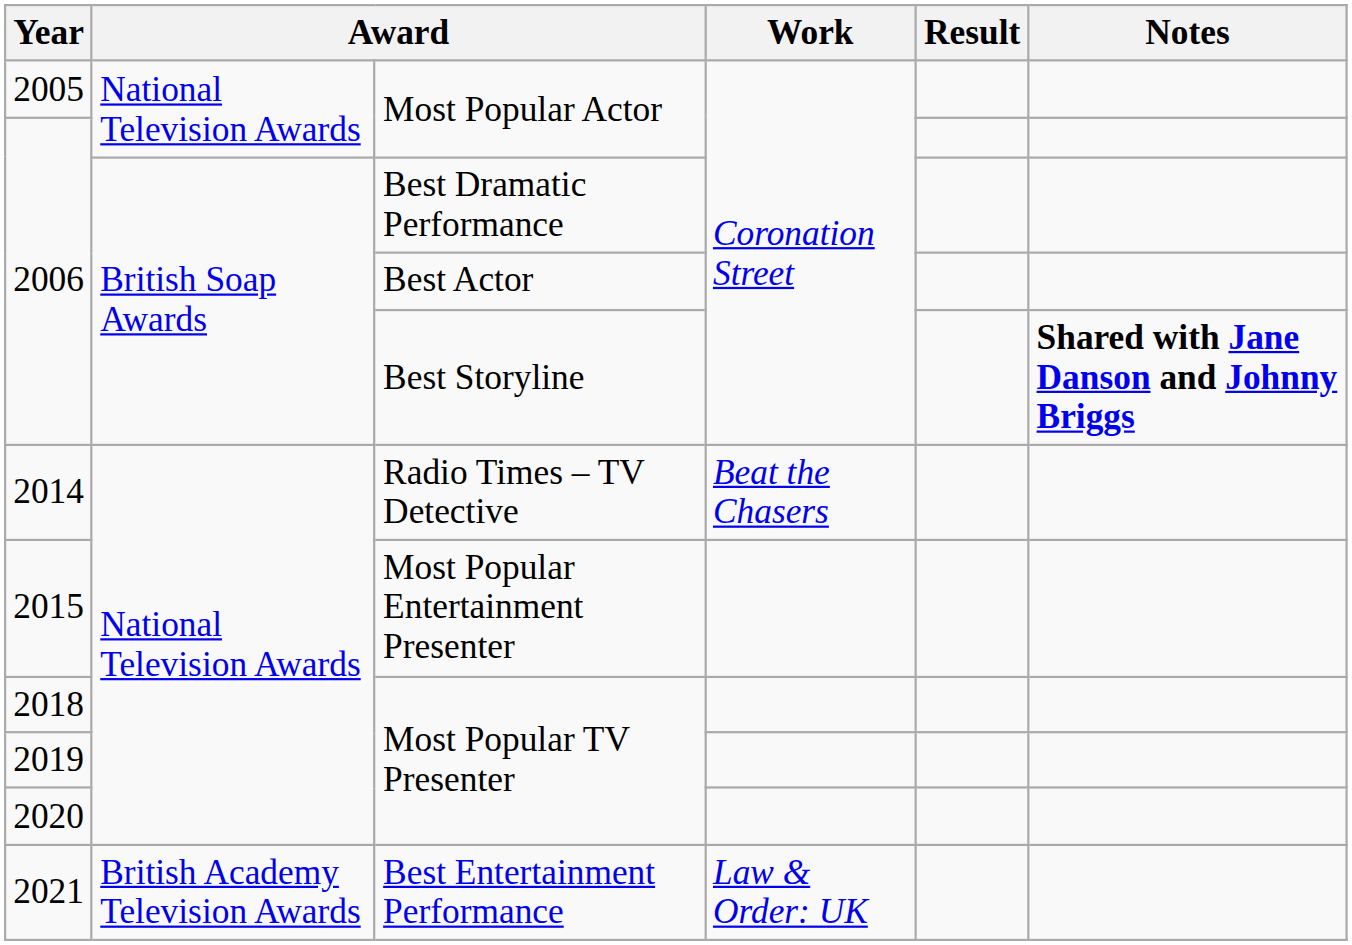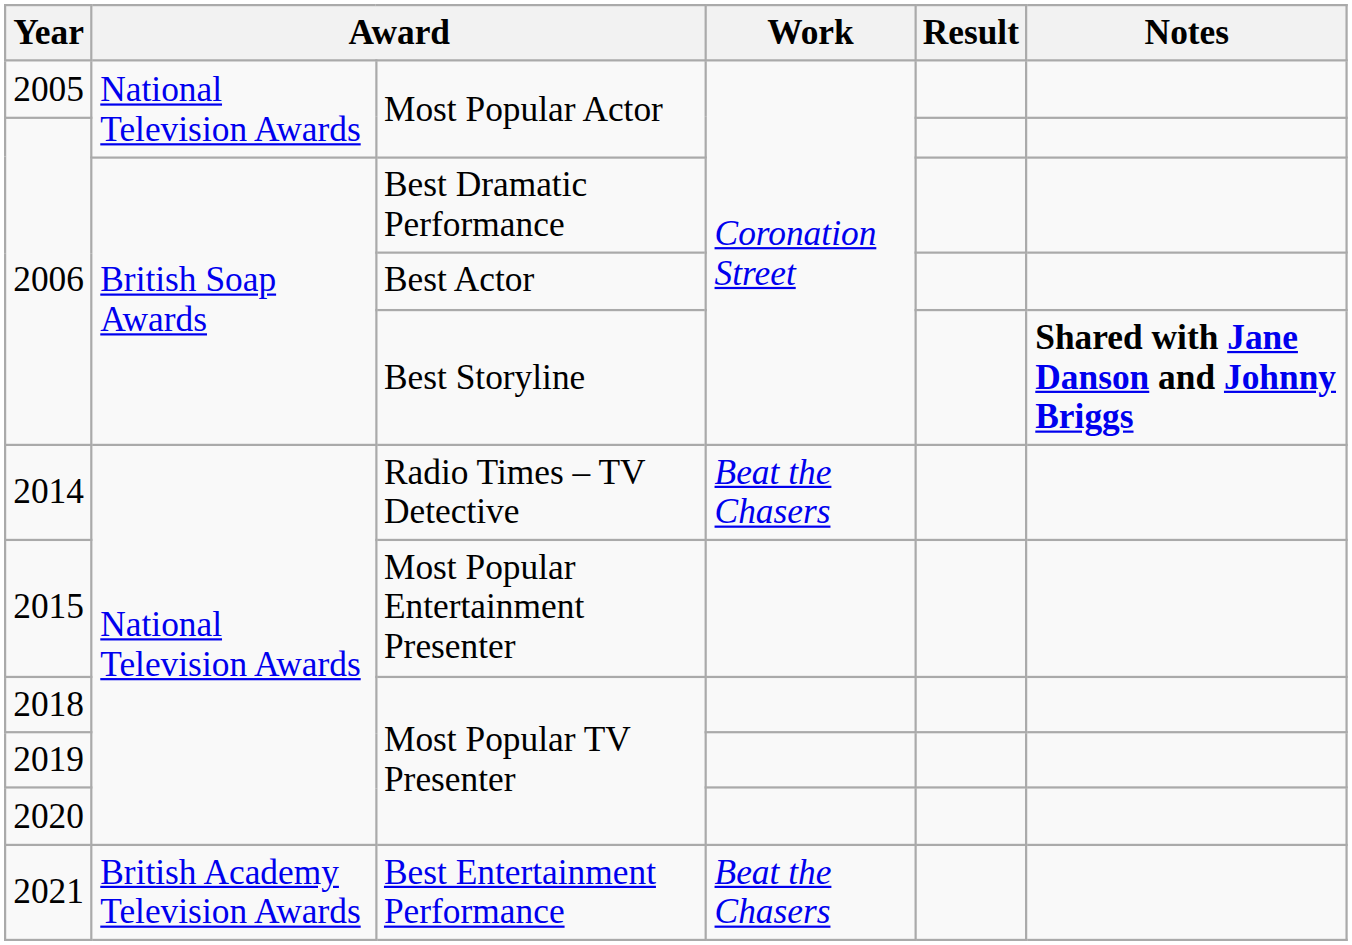(790, 891) Law & Order: UK -> (773, 891) Beat the Chasers
